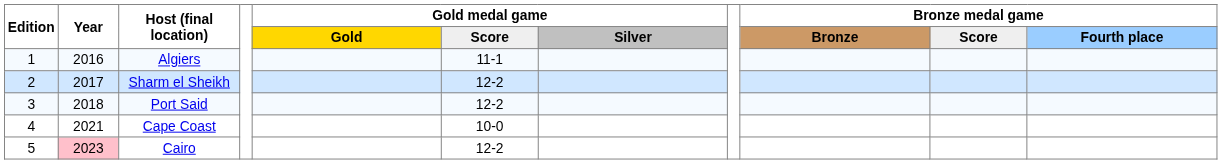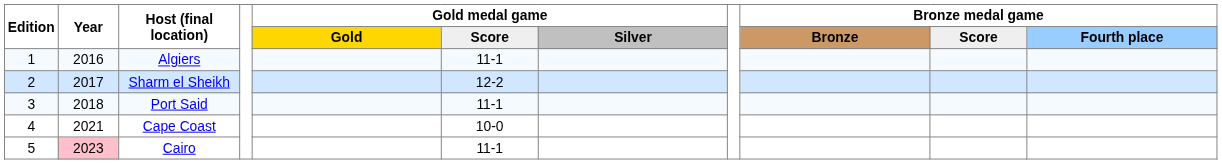(490, 104) 12-2 -> (490, 104) 11-1
(490, 148) 12-2 -> (490, 148) 11-1
